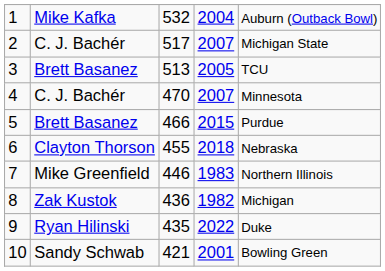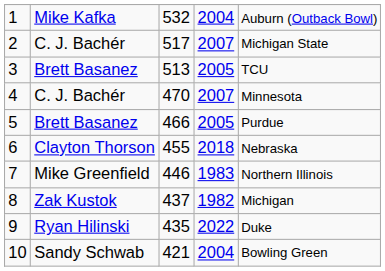(216, 122) 2015 -> (216, 122) 2005
(176, 200) 436 -> (176, 200) 437
(216, 252) 2001 -> (216, 252) 2004
